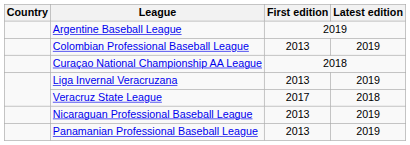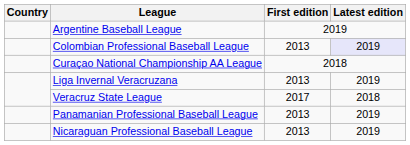(368, 47) no background -> (368, 47) lavender background
rows swapped: (153, 115) <-> (155, 132)
